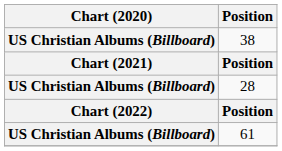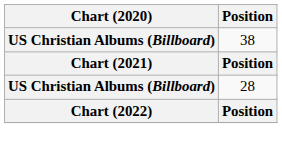- row: (248, 134)
